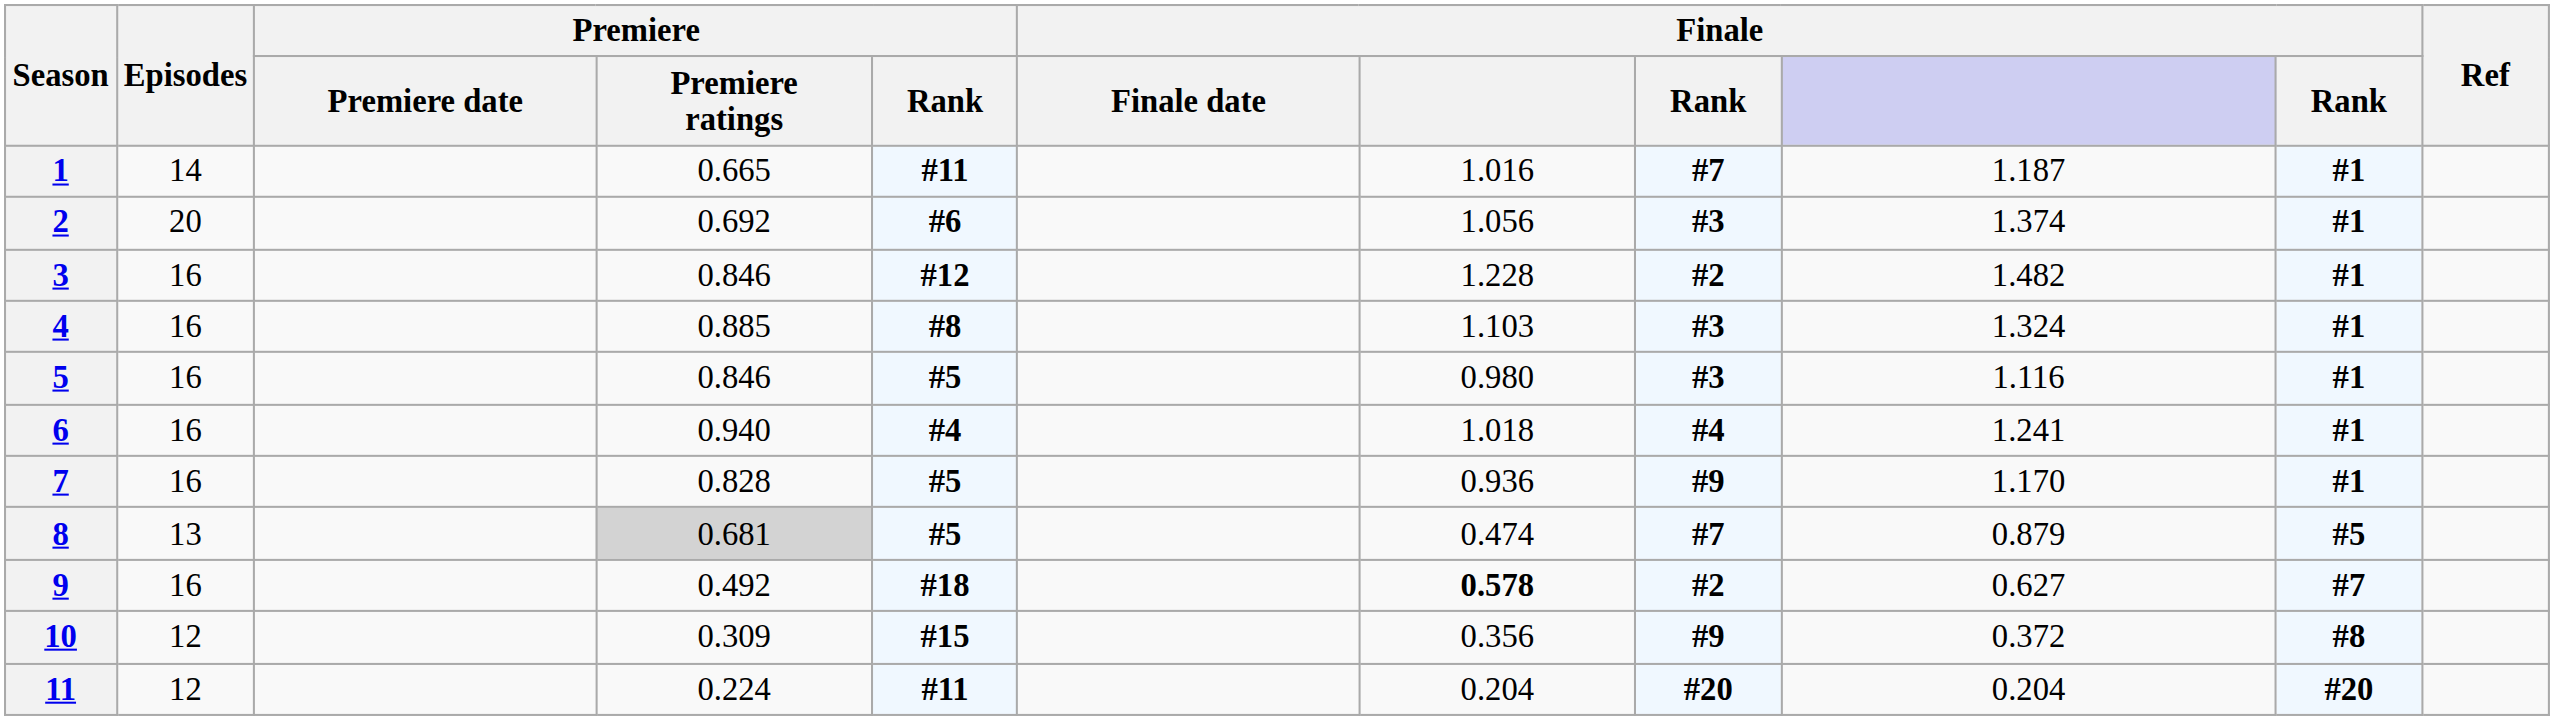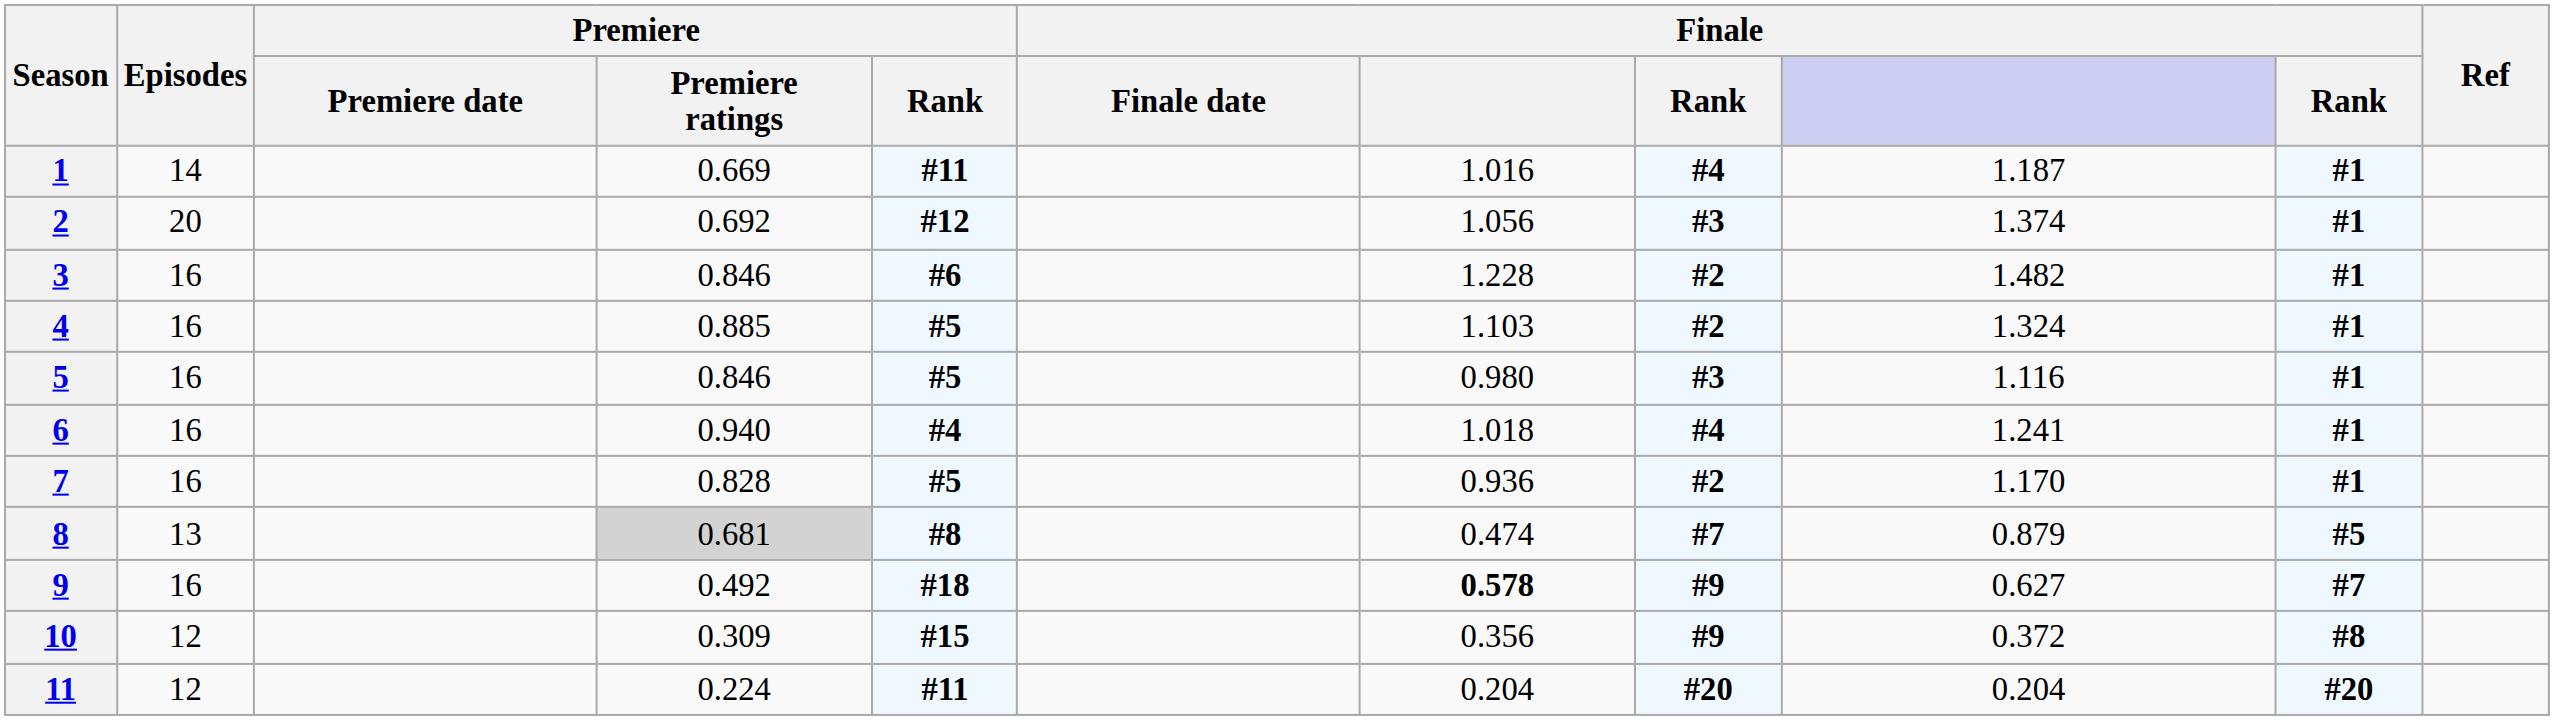(734, 170) 0.665 -> (734, 170) 0.669
(1708, 170) #7 -> (1708, 170) #4
(945, 222) #6 -> (945, 222) #12
(945, 274) #12 -> (945, 274) #6
(945, 325) #8 -> (945, 325) #5
(1708, 325) #3 -> (1708, 325) #2
(1708, 481) #9 -> (1708, 481) #2
(945, 532) #5 -> (945, 532) #8
(1708, 584) #2 -> (1708, 584) #9
